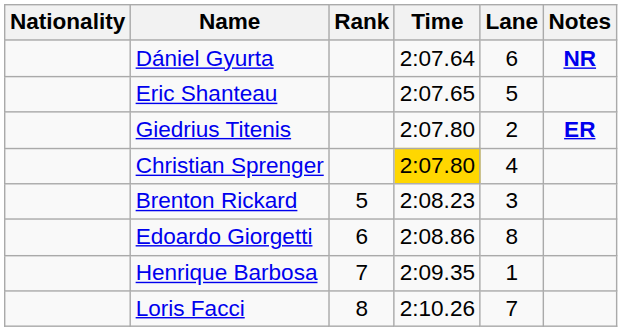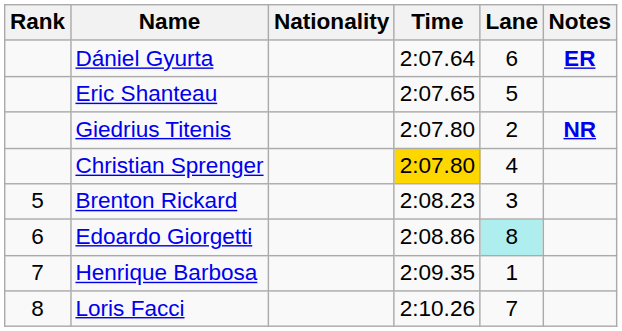columns swapped: (362, 22) <-> (68, 22)
(580, 58) NR -> (580, 58) ER
(580, 129) ER -> (580, 129) NR
(512, 237) no background -> (512, 237) paleturquoise background
